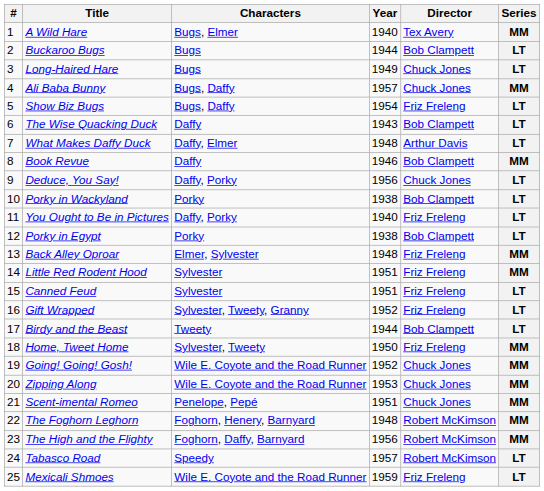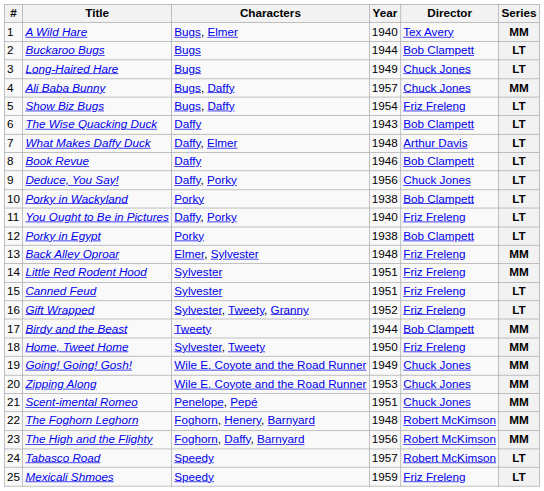(519, 161) MM -> (519, 161) LT
(519, 328) LT -> (519, 328) MM
(385, 365) 1952 -> (385, 365) 1949
(270, 476) Wile E. Coyote and the Road Runner -> (194, 476) Speedy
